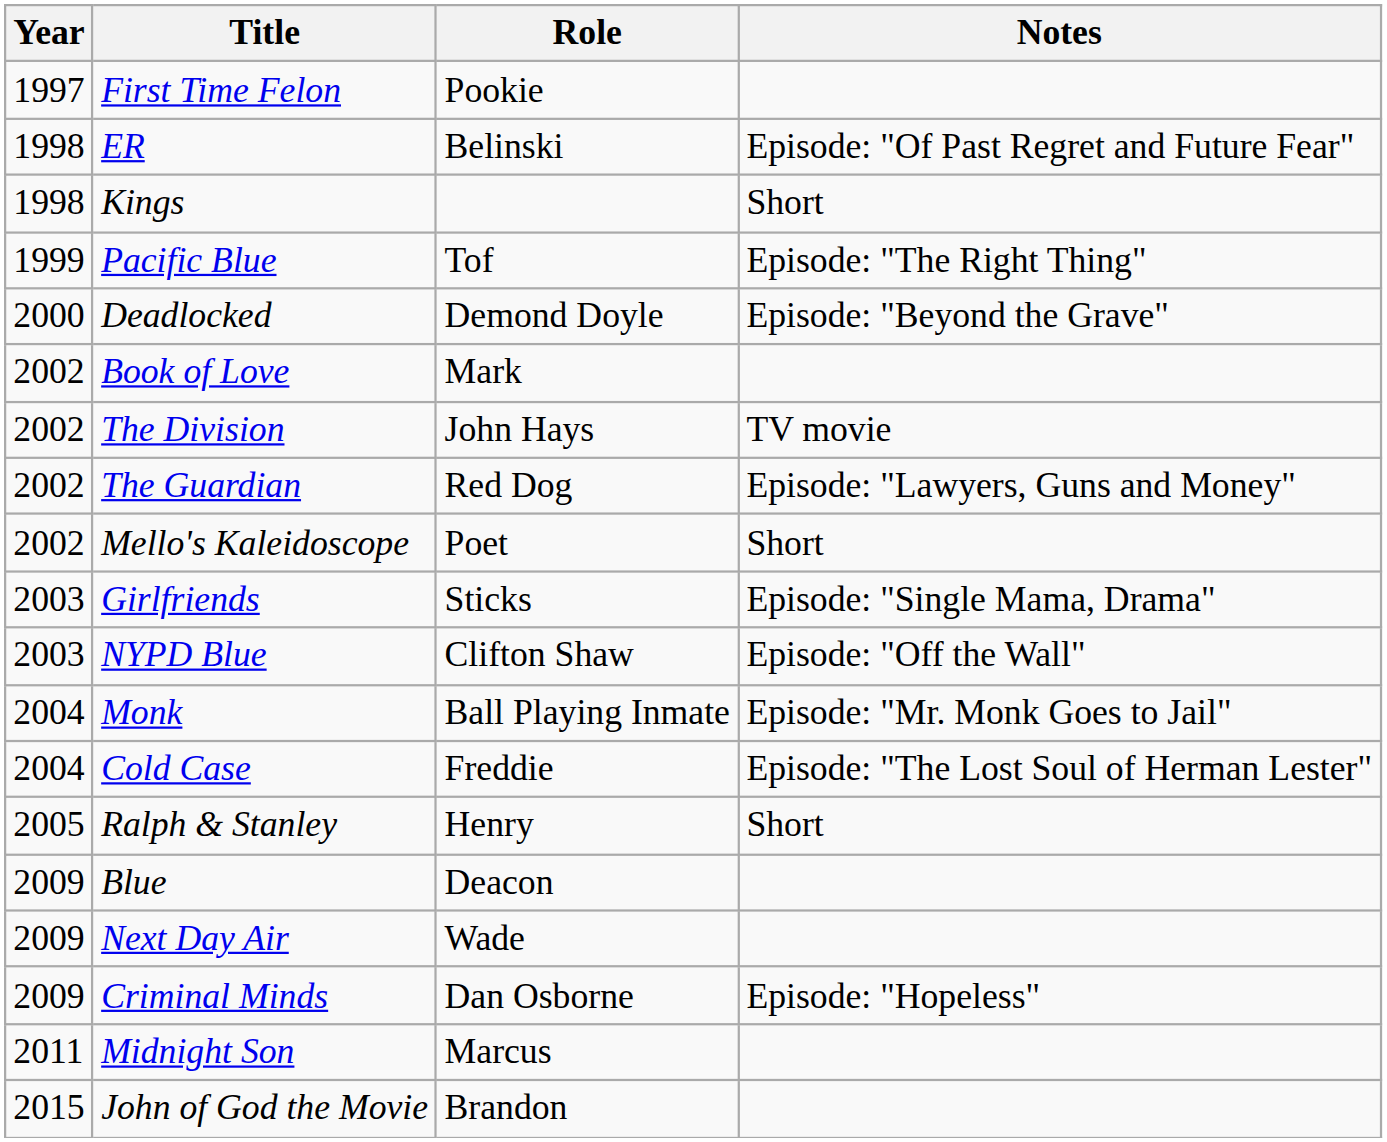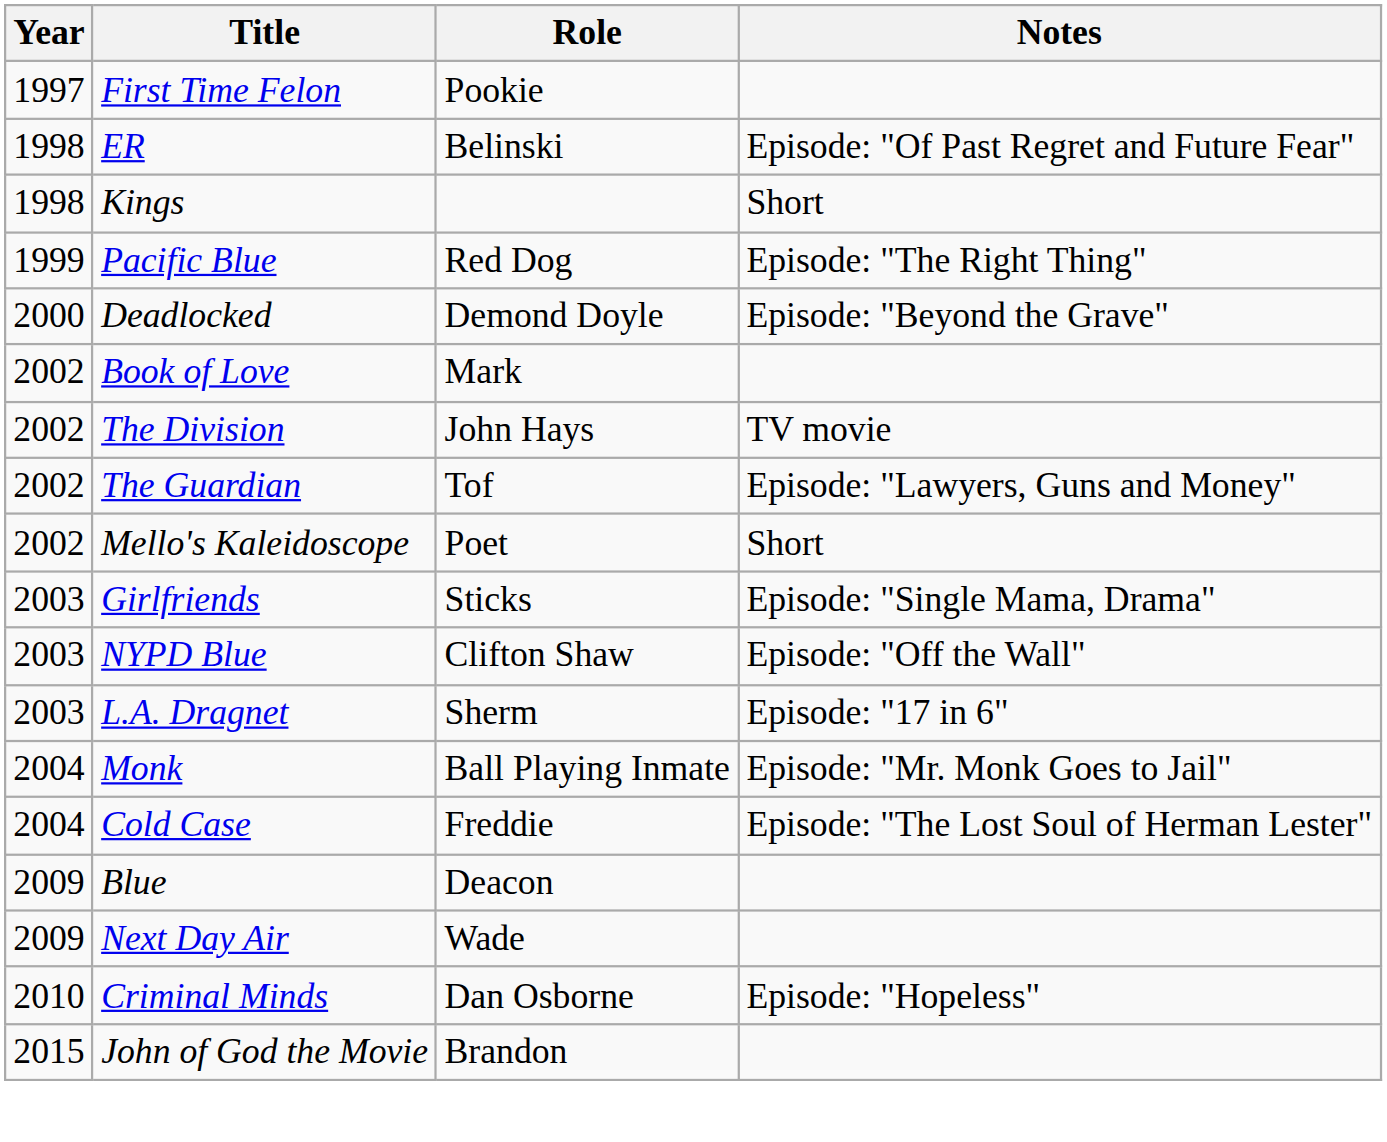(469, 259) Tof -> (508, 259) Red Dog
(508, 485) Red Dog -> (469, 485) Tof
+ row: (195, 711)
- row: (219, 825)
(49, 994) 2009 -> (49, 994) 2010
- row: (198, 1051)
